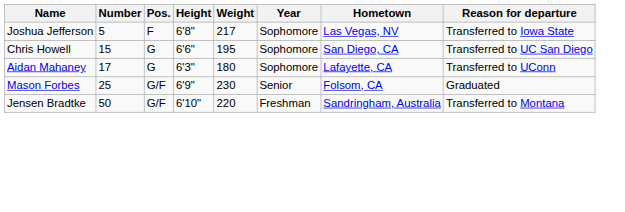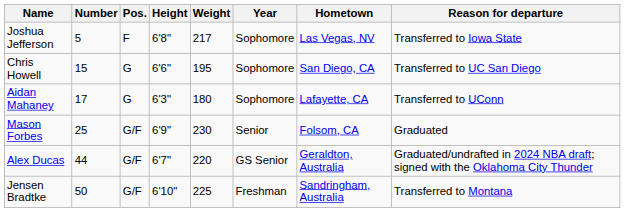+ row: (36, 161)
(226, 103) 220 -> (202, 191) 225
